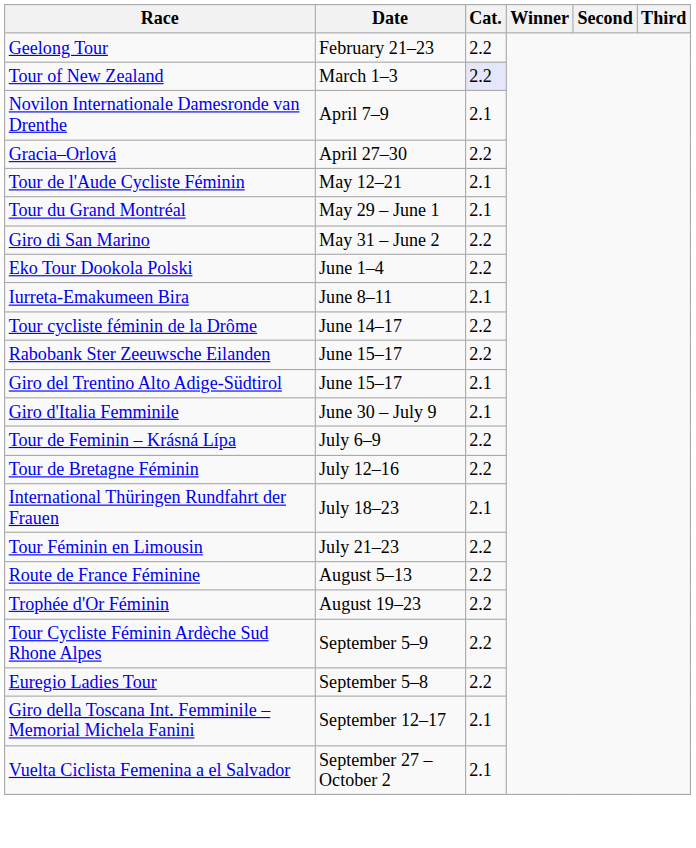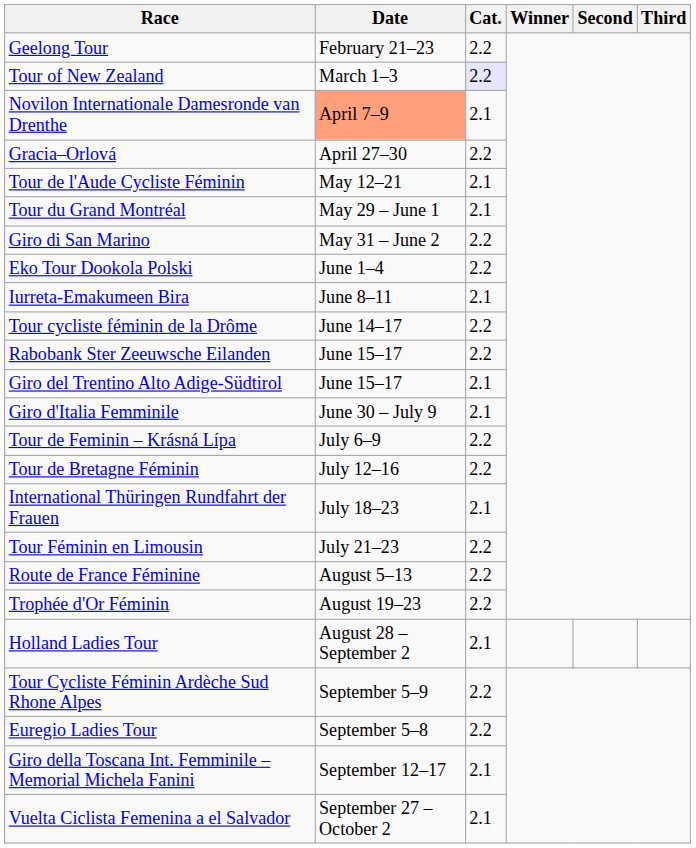(354, 115) no background -> (354, 115) lightsalmon background
+ row: (83, 643)
